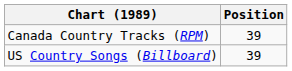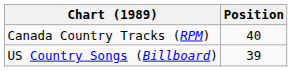(254, 35) 39 -> (254, 35) 40
